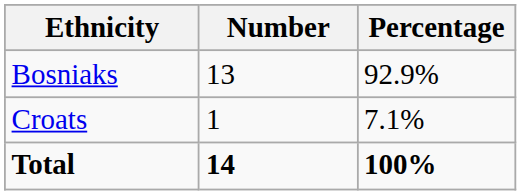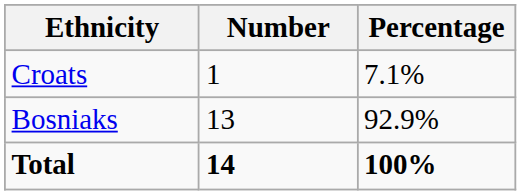rows swapped: (65, 73) <-> (49, 119)
